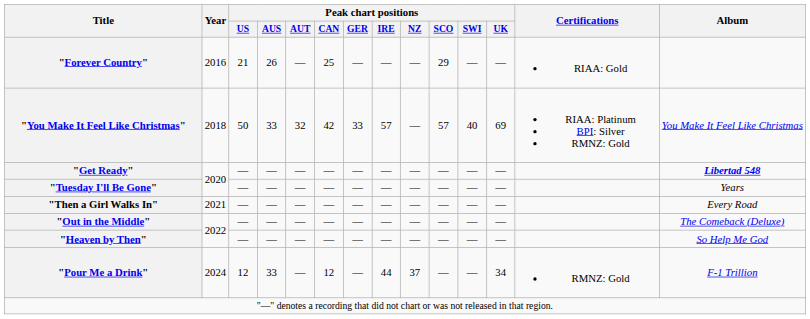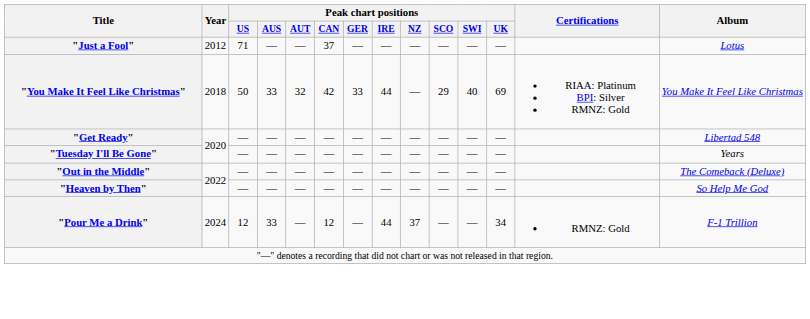+ row: (103, 45)
- row: (103, 62)
(386, 125) 57 -> (386, 91) 44
(443, 125) 57 -> (443, 91) 29
(732, 171) bold -> (732, 137) normal
- row: (103, 205)
